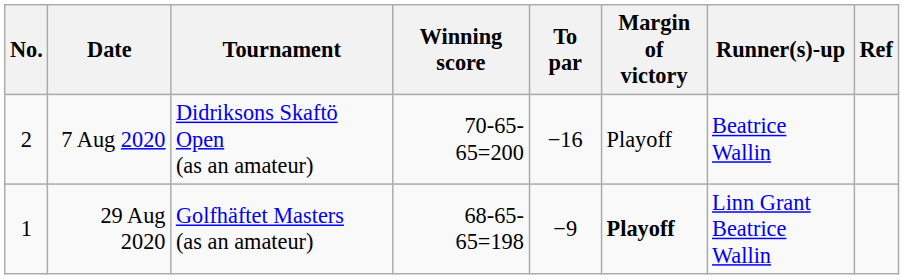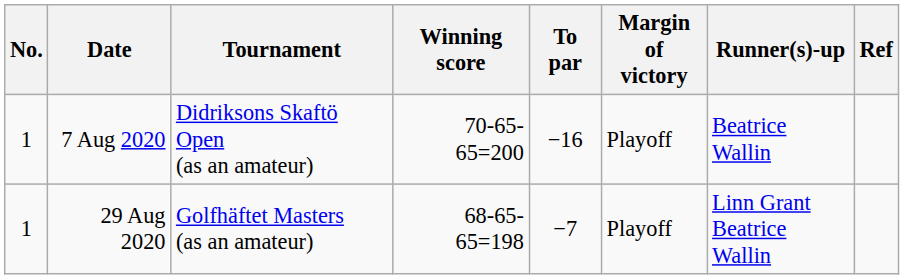(26, 139) 2 -> (26, 139) 1
(565, 229) −9 -> (565, 229) −7
(641, 229) bold -> (639, 229) normal
